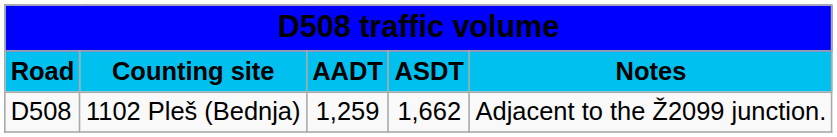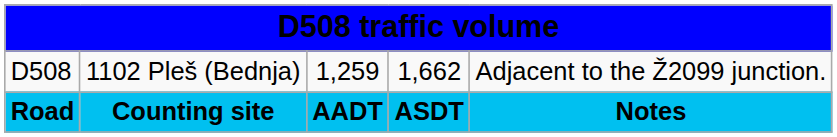rows swapped: (42, 71) <-> (41, 111)
